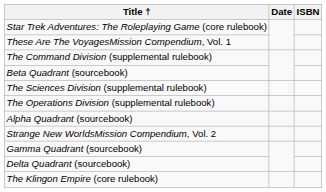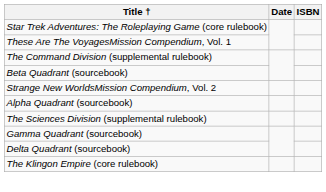rows swapped: (107, 88) <-> (111, 133)
- row: (111, 103)
